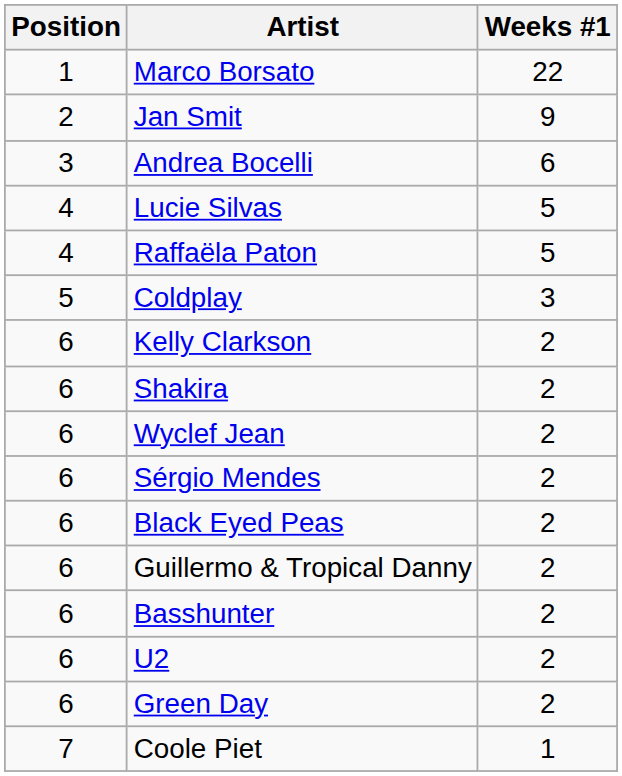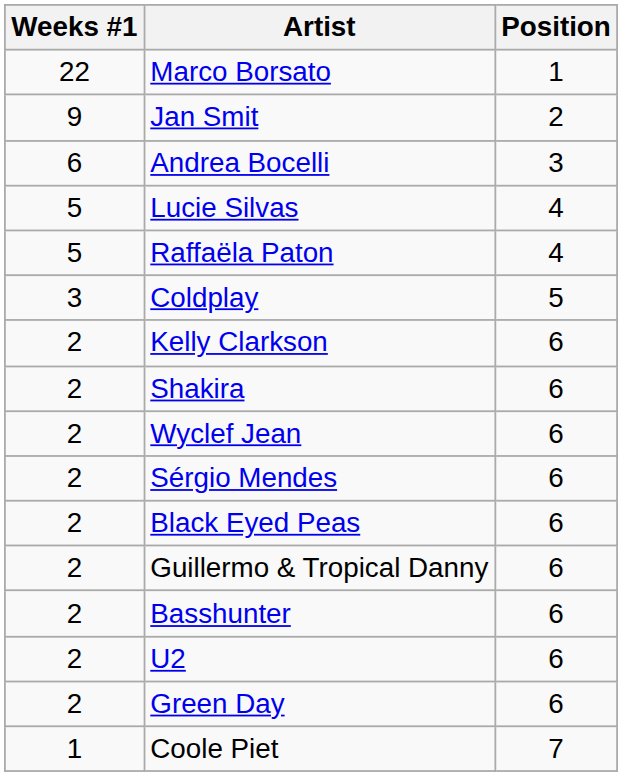columns swapped: (66, 26) <-> (548, 26)
